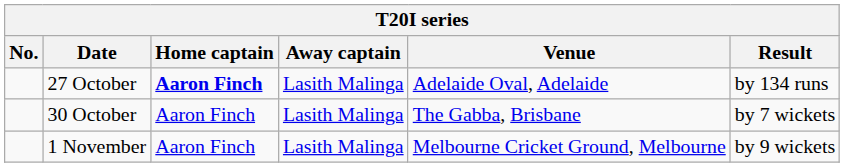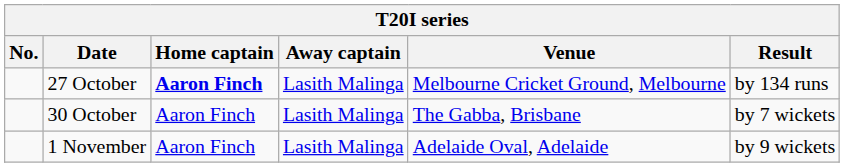(511, 83) Adelaide Oval, Adelaide -> (569, 83) Melbourne Cricket Ground, Melbourne
(569, 146) Melbourne Cricket Ground, Melbourne -> (511, 146) Adelaide Oval, Adelaide
